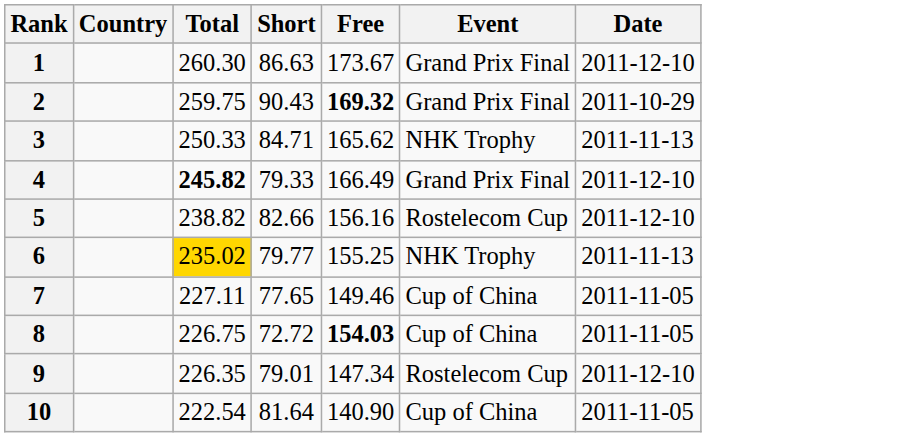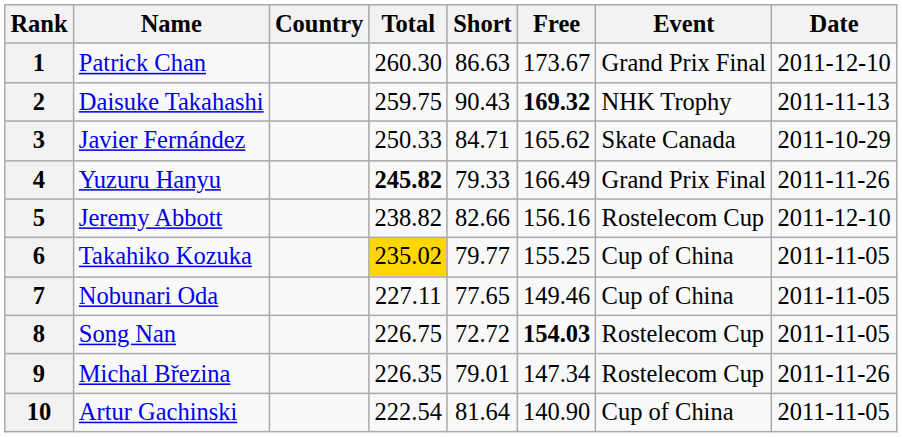+ column: (171, 23)
(488, 101) Grand Prix Final -> (667, 101) NHK Trophy
(638, 101) 2011-10-29 -> (834, 101) 2011-11-13
(470, 140) NHK Trophy -> (669, 140) Skate Canada
(638, 140) 2011-11-13 -> (834, 140) 2011-10-29
(638, 179) 2011-12-10 -> (834, 179) 2011-11-26
(470, 256) NHK Trophy -> (668, 256) Cup of China
(638, 256) 2011-11-13 -> (834, 256) 2011-11-05
(471, 334) Cup of China -> (683, 334) Rostelecom Cup
(638, 373) 2011-12-10 -> (834, 373) 2011-11-26
